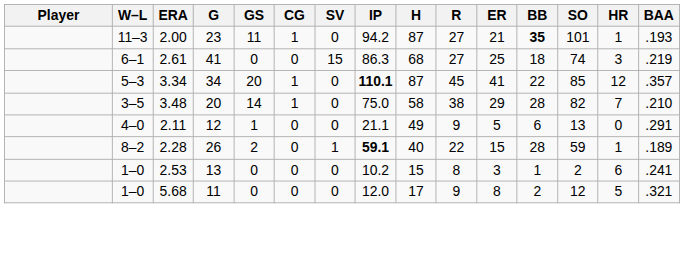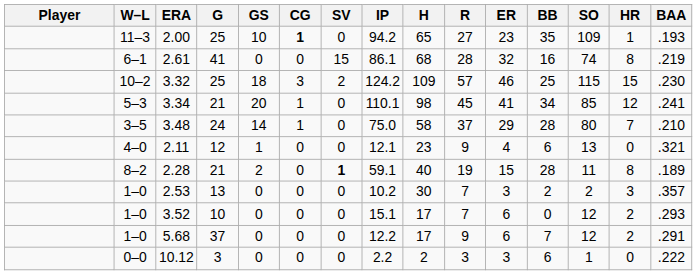(214, 37) 23 -> (218, 37) 25
(254, 37) 11 -> (259, 37) 10
(295, 37) normal -> (300, 37) bold
(416, 37) 87 -> (424, 37) 65
(497, 37) 21 -> (506, 37) 23
(537, 37) bold -> (548, 37) normal
(578, 37) 101 -> (589, 37) 109
(375, 59) 86.3 -> (383, 59) 86.1
(456, 59) 27 -> (465, 59) 28
(497, 59) 25 -> (506, 59) 32
(537, 59) 18 -> (548, 59) 16
(618, 59) 3 -> (630, 59) 8
+ row: (176, 81)
(214, 81) 34 -> (218, 103) 21
(375, 81) bold -> (383, 103) normal
(416, 81) 87 -> (424, 103) 98
(537, 81) 22 -> (548, 103) 34
(659, 81) .357 -> (671, 103) .241
(214, 103) 20 -> (218, 125) 24
(456, 103) 38 -> (465, 125) 37
(578, 103) 82 -> (589, 125) 80
(375, 125) 21.1 -> (383, 147) 12.1
(416, 125) 49 -> (424, 147) 23
(497, 125) 5 -> (506, 147) 4
(659, 125) .291 -> (671, 147) .321
(214, 147) 26 -> (218, 170) 21
(335, 147) normal -> (341, 170) bold
(375, 147) bold -> (383, 170) normal
(456, 147) 22 -> (465, 170) 19
(578, 147) 59 -> (589, 170) 11
(618, 147) 1 -> (630, 170) 8
(416, 170) 15 -> (424, 192) 30
(456, 170) 8 -> (465, 192) 7
(537, 170) 1 -> (548, 192) 2
(618, 170) 6 -> (630, 192) 3
(659, 170) .241 -> (671, 192) .357
+ row: (176, 214)
(214, 192) 11 -> (218, 236) 37
(375, 192) 12.0 -> (383, 236) 12.2
(497, 192) 8 -> (506, 236) 6
(537, 192) 2 -> (548, 236) 7
(618, 192) 5 -> (630, 236) 2
(659, 192) .321 -> (671, 236) .291
+ row: (176, 258)
